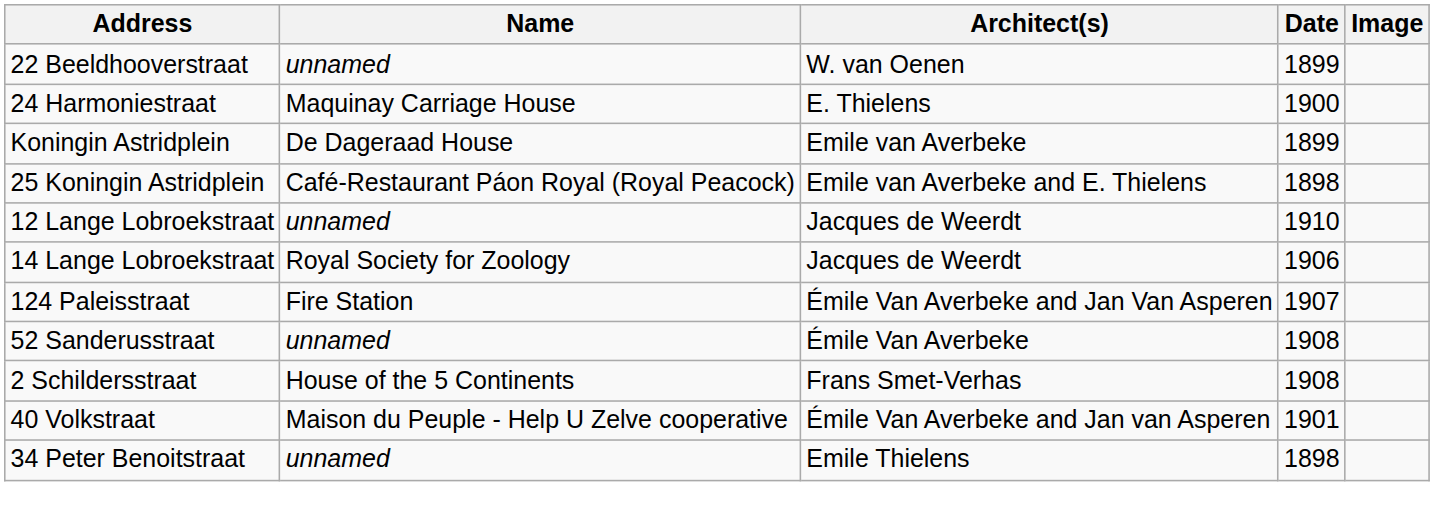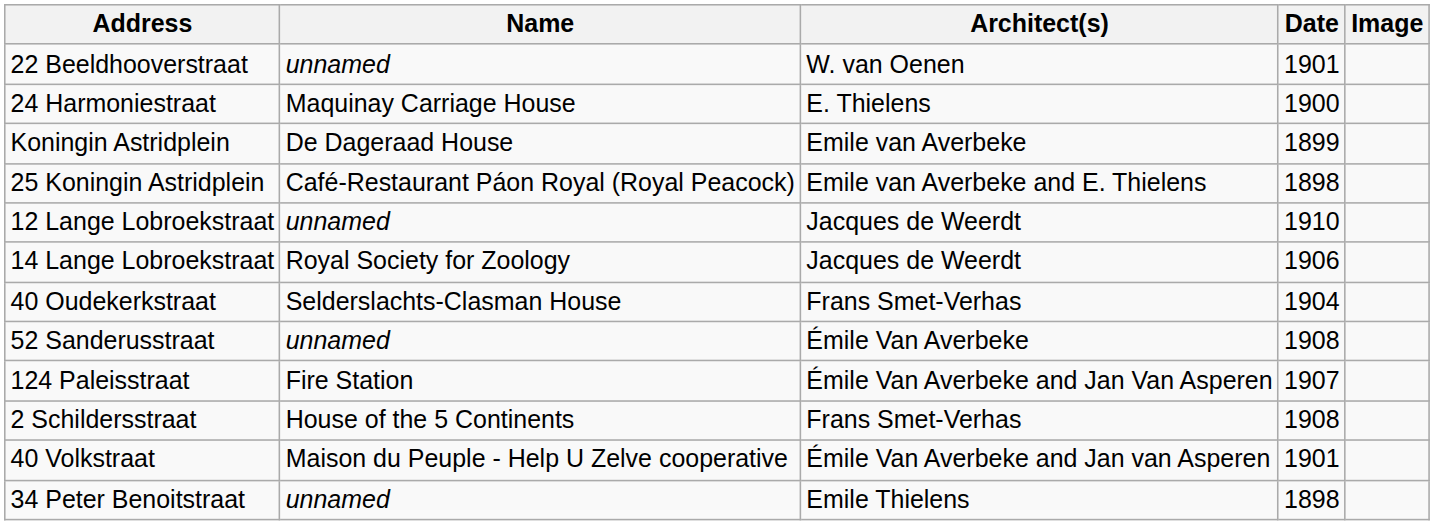(1312, 63) 1899 -> (1312, 63) 1901
+ row: (113, 301)
rows swapped: (100, 301) <-> (113, 340)
